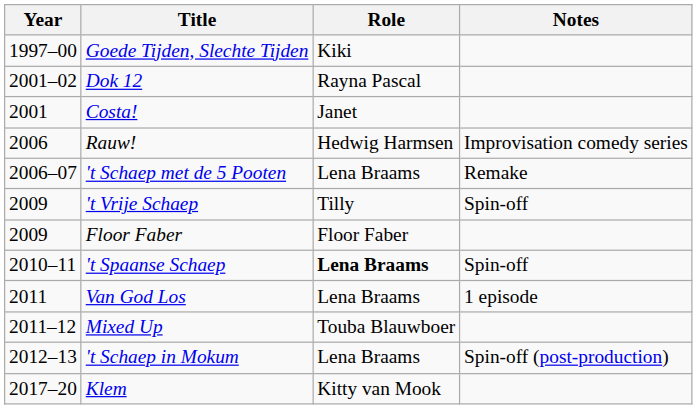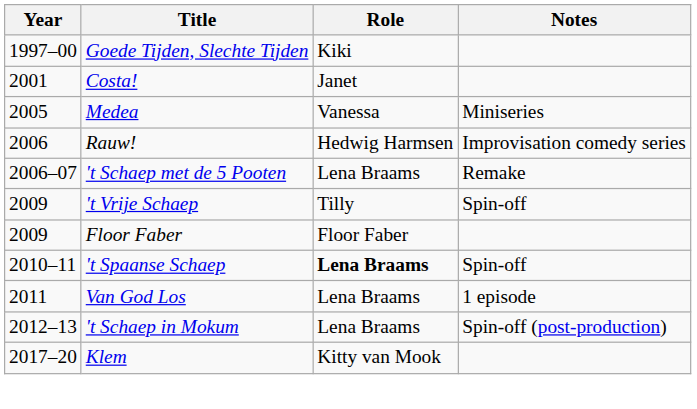- row: (114, 81)
+ row: (112, 111)
- row: (124, 326)
